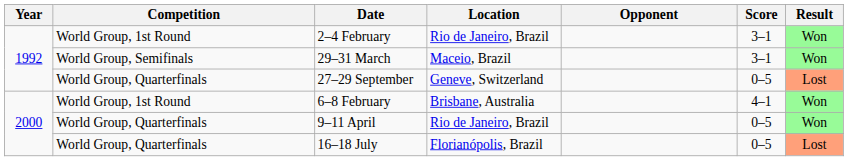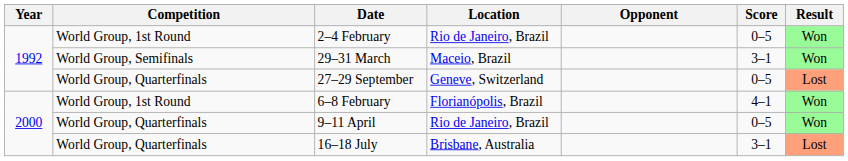(761, 36) 3–1 -> (761, 36) 0–5
(482, 101) Brisbane, Australia -> (486, 101) Florianópolis, Brazil
(486, 144) Florianópolis, Brazil -> (482, 144) Brisbane, Australia
(761, 144) 0–5 -> (761, 144) 3–1
